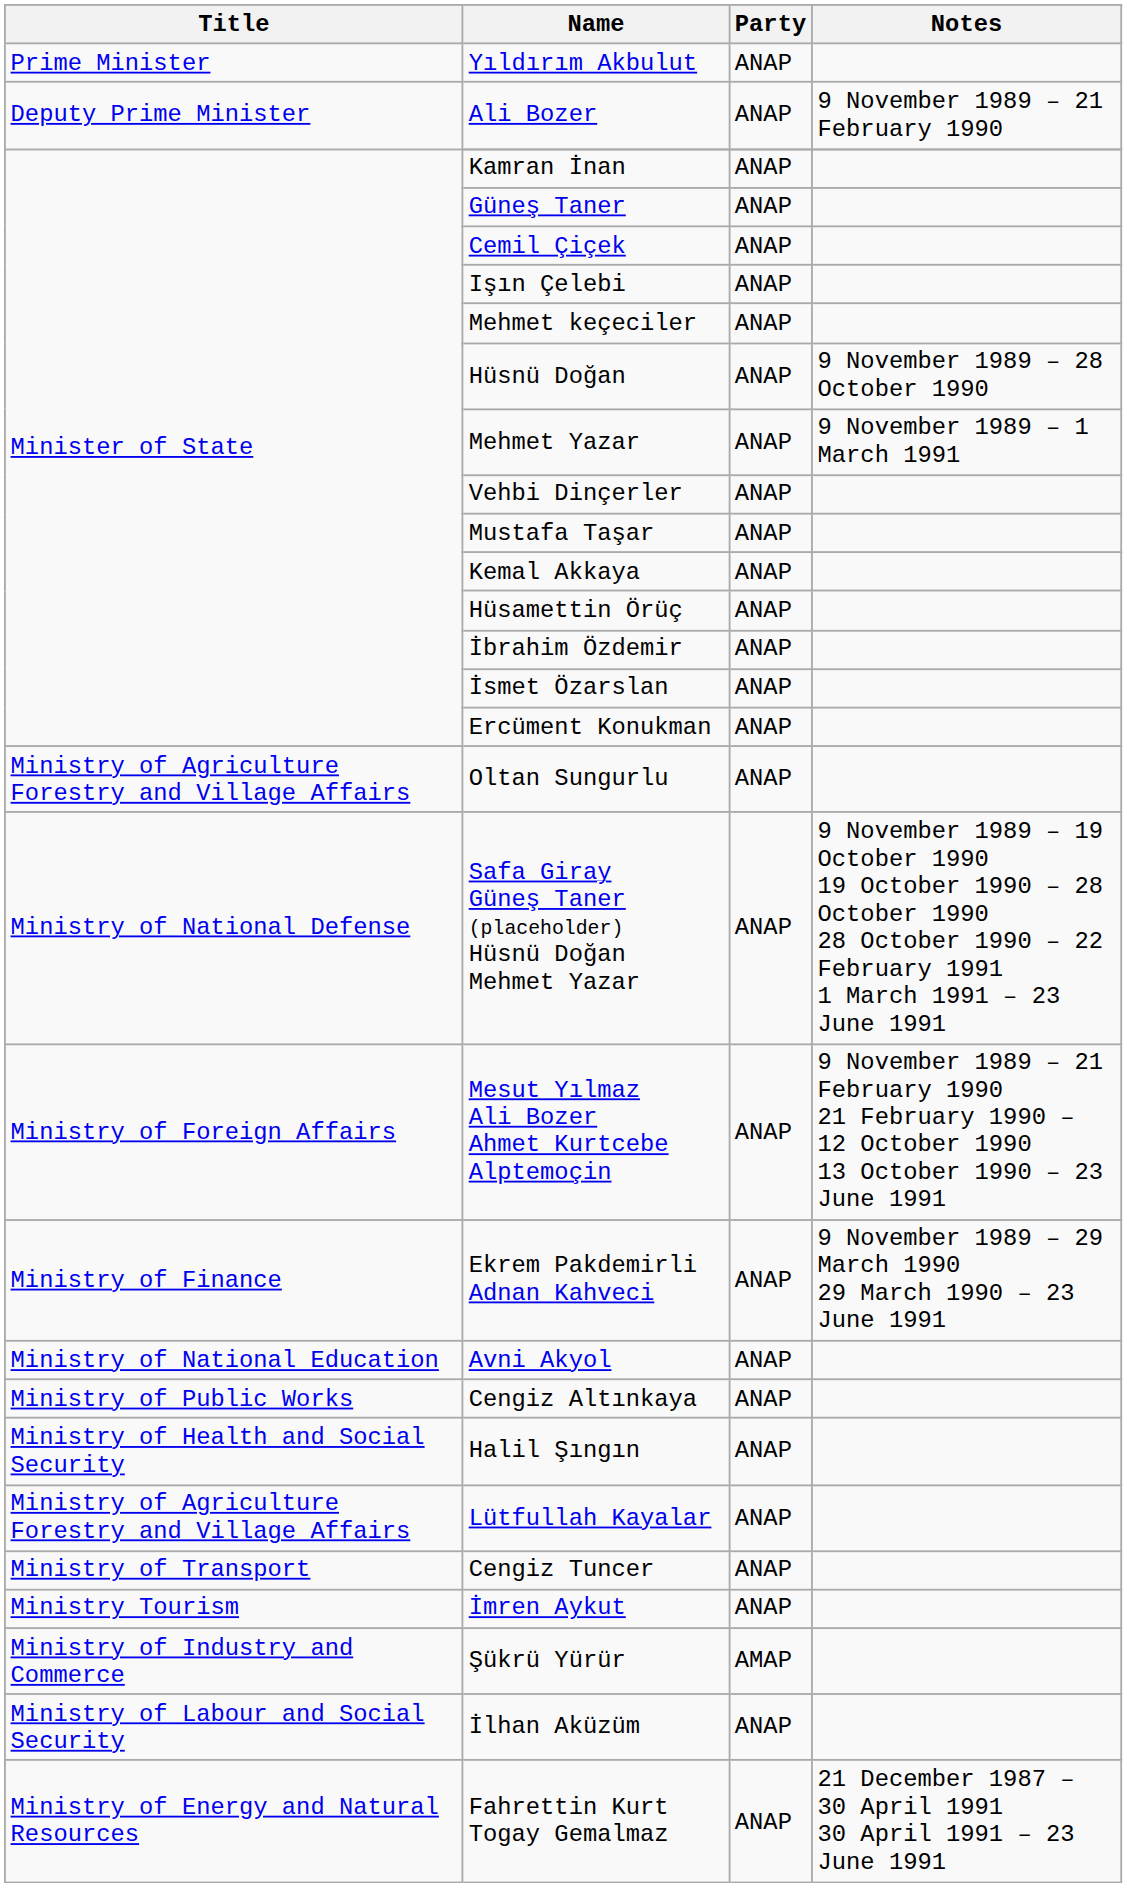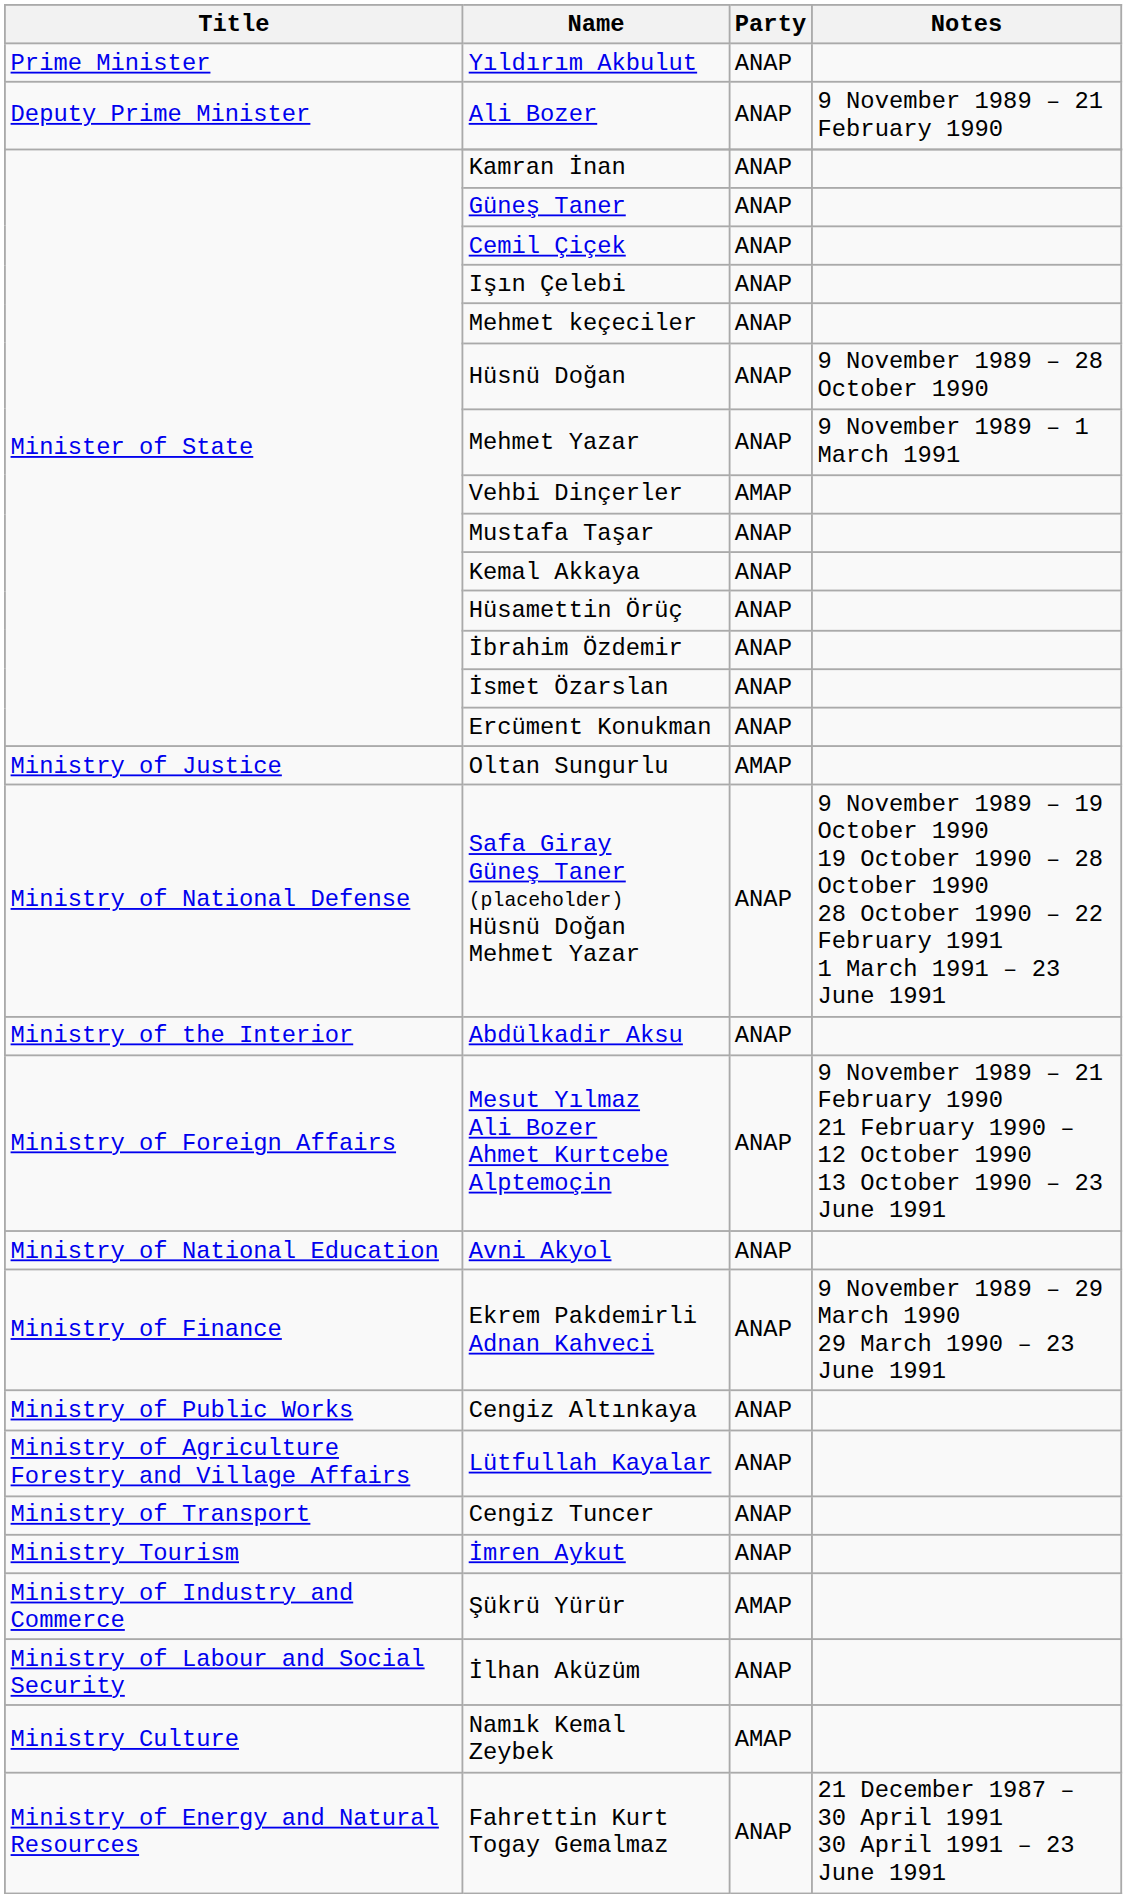(763, 494) ANAP -> (763, 494) AMAP
(210, 780) Ministry of Agriculture Forestry and Village Affairs -> (146, 766) Ministry of Justice
(763, 780) ANAP -> (763, 766) AMAP
+ row: (576, 1035)
rows swapped: (583, 1280) <-> (540, 1360)
- row: (554, 1451)
+ row: (547, 1739)
